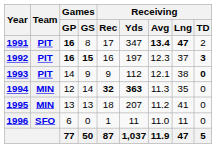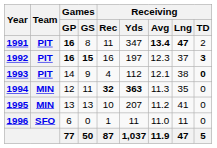(108, 43) 17 -> (108, 43) 11
(108, 74) 9 -> (108, 74) 4
(88, 89) 14 -> (88, 89) 11
(108, 105) 18 -> (108, 105) 10
